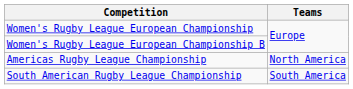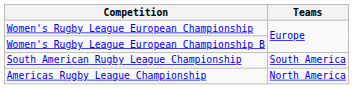rows swapped: (106, 60) <-> (124, 76)
